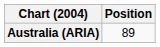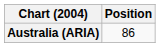(128, 33) 89 -> (128, 33) 86
